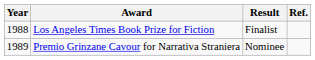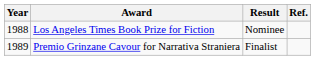(261, 30) Finalist -> (265, 30) Nominee
(265, 47) Nominee -> (261, 47) Finalist
